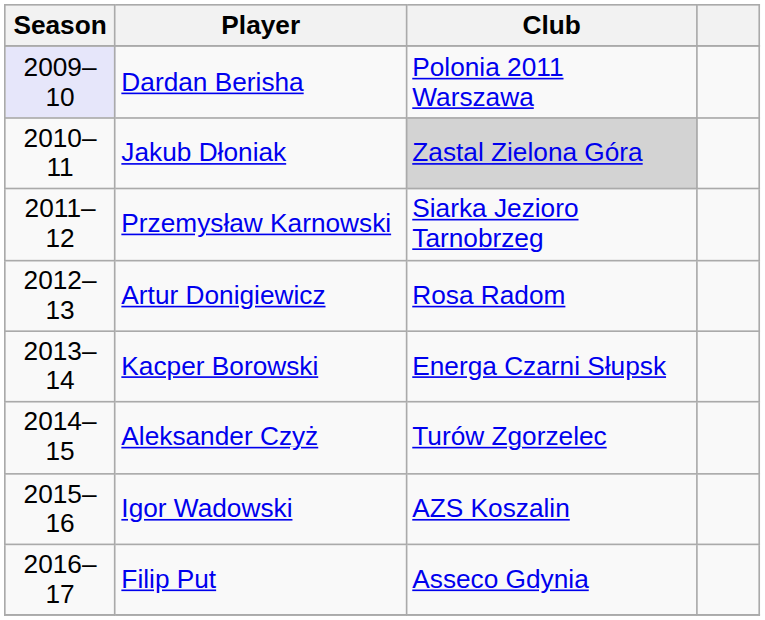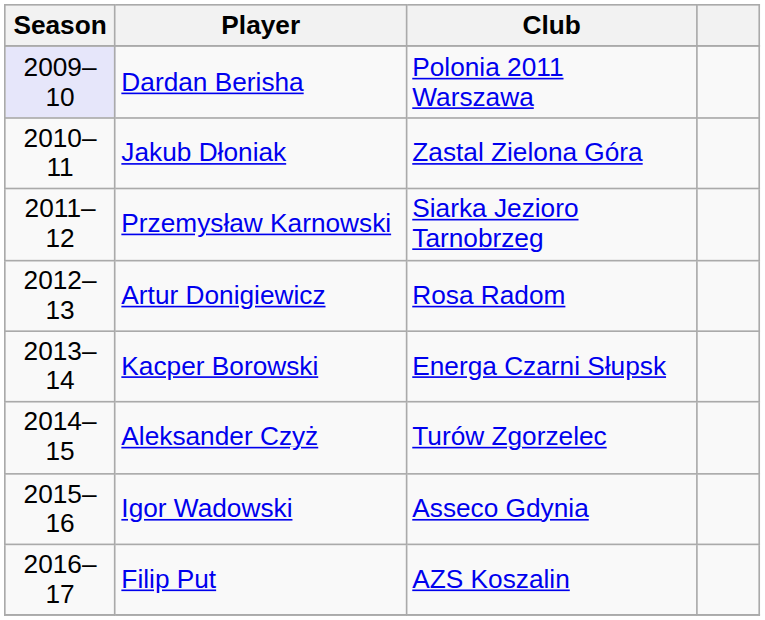(527, 152) lightgrey background -> (527, 152) no background
(491, 508) AZS Koszalin -> (500, 508) Asseco Gdynia
(500, 579) Asseco Gdynia -> (491, 579) AZS Koszalin
